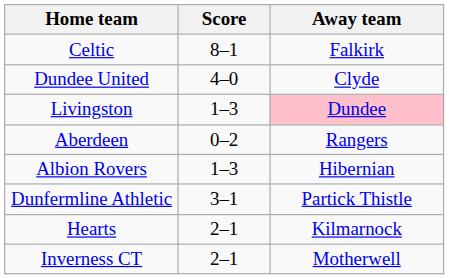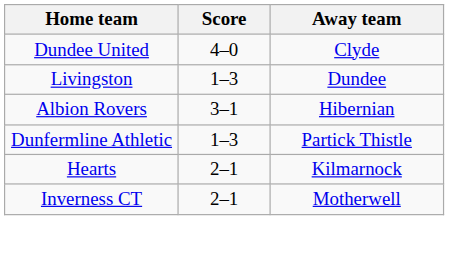- row: (92, 49)
(357, 109) pink background -> (357, 79) no background
- row: (92, 139)
(224, 169) 1–3 -> (224, 109) 3–1
(224, 199) 3–1 -> (224, 139) 1–3
